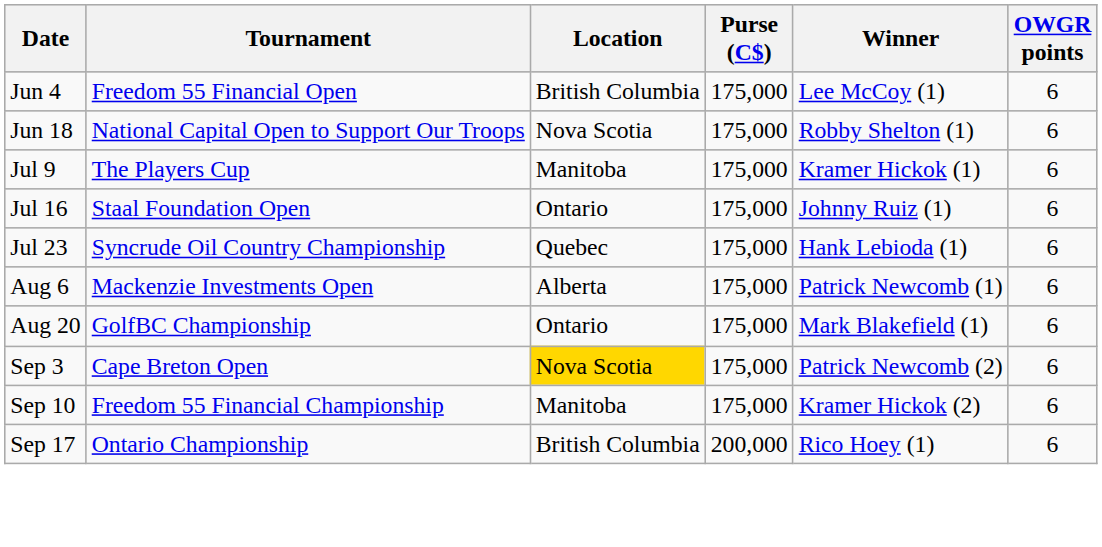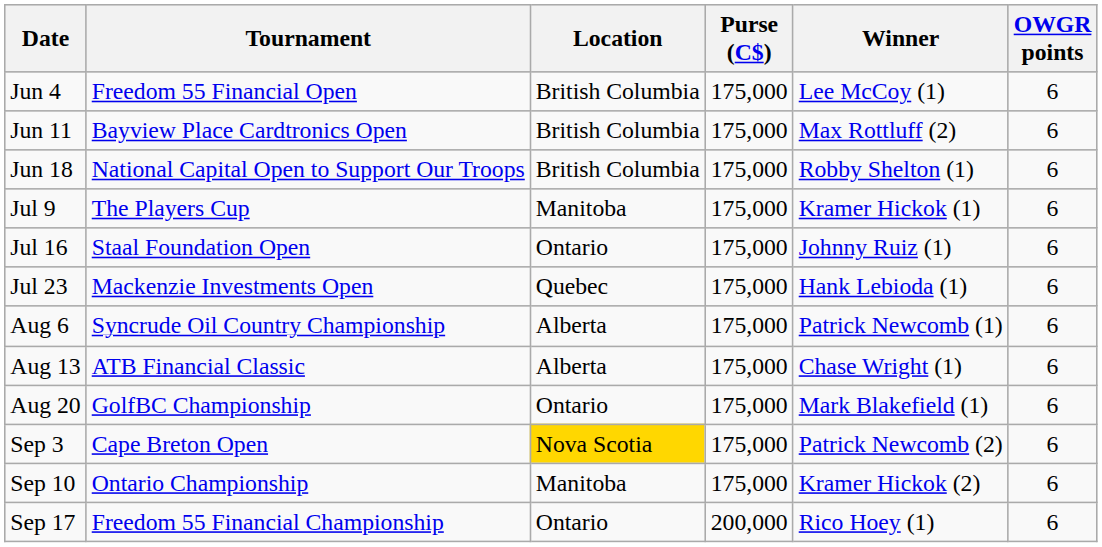+ row: (41, 130)
(594, 130) Nova Scotia -> (618, 169) British Columbia
(268, 247) Syncrude Oil Country Championship -> (233, 286) Mackenzie Investments Open
(233, 286) Mackenzie Investments Open -> (268, 325) Syncrude Oil Country Championship
+ row: (45, 365)
(268, 404) Freedom 55 Financial Championship -> (200, 482) Ontario Championship
(200, 443) Ontario Championship -> (268, 521) Freedom 55 Financial Championship
(618, 443) British Columbia -> (572, 521) Ontario
